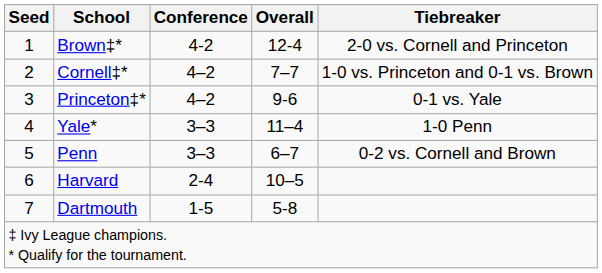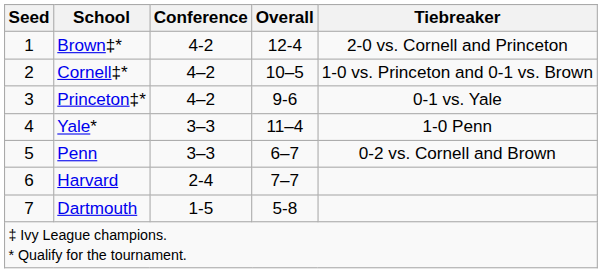(285, 72) 7–7 -> (285, 72) 10–5
(285, 180) 10–5 -> (285, 180) 7–7
